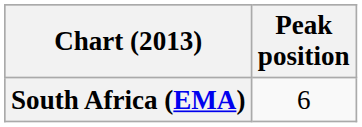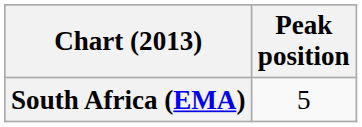(304, 99) 6 -> (304, 99) 5
